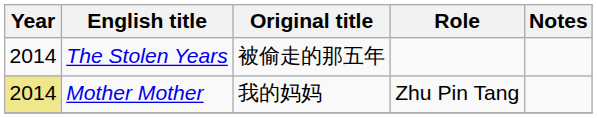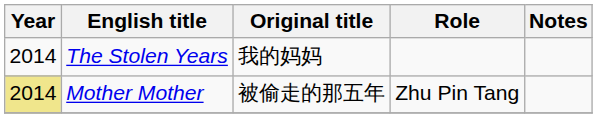(312, 56) 被偷走的那五年 -> (280, 56) 我的妈妈
(280, 93) 我的妈妈 -> (312, 93) 被偷走的那五年
